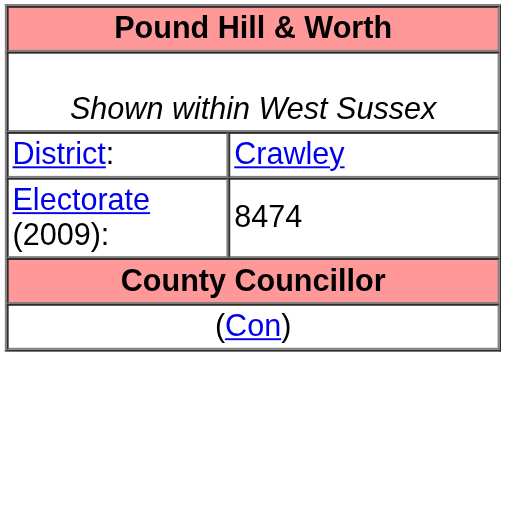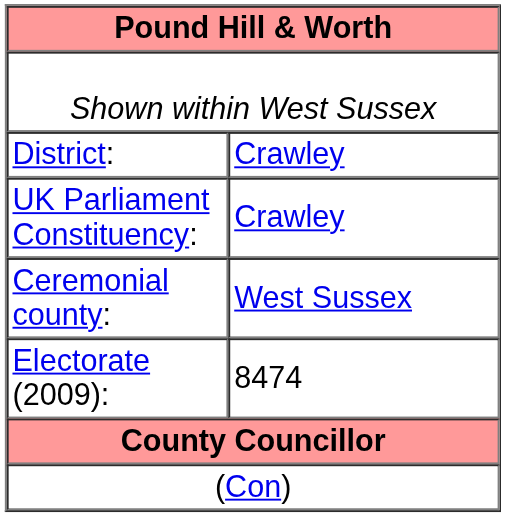+ row: (111, 217)
+ row: (91, 297)
